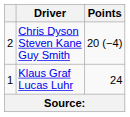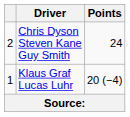(105, 43) 20 (−4) -> (116, 43) 24
(116, 79) 24 -> (105, 79) 20 (−4)
